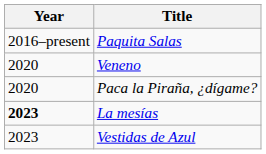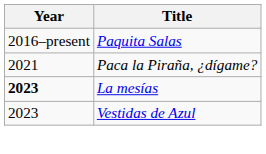- row: (119, 64)
(23, 88) 2020 -> (23, 64) 2021
